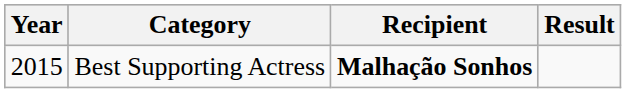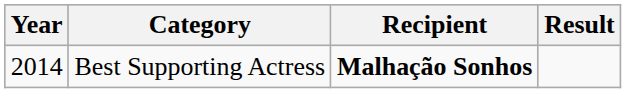(37, 66) 2015 -> (37, 66) 2014
